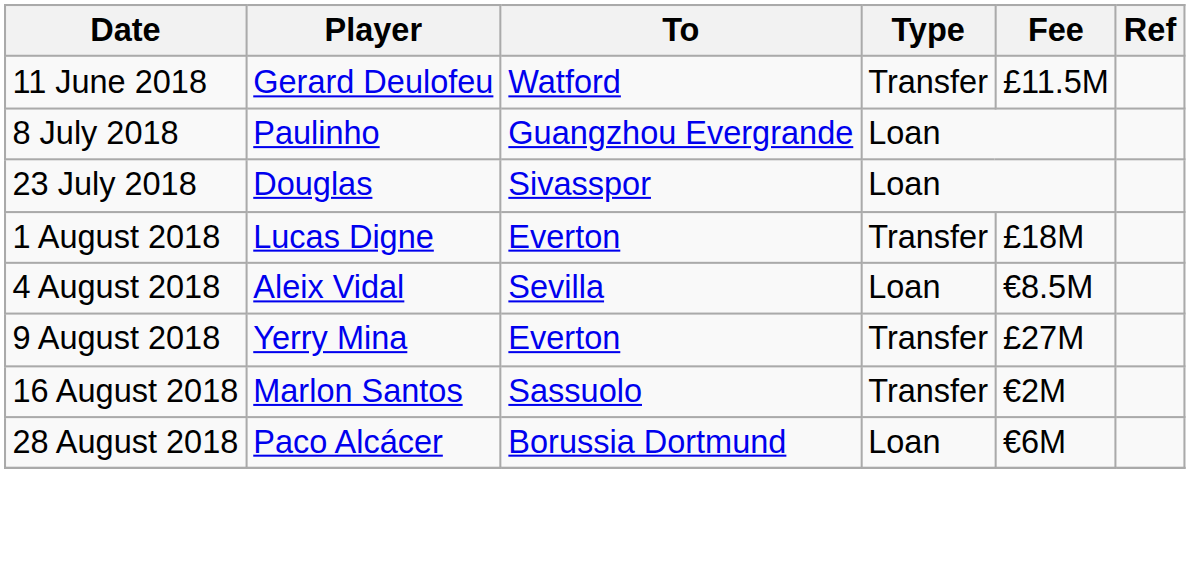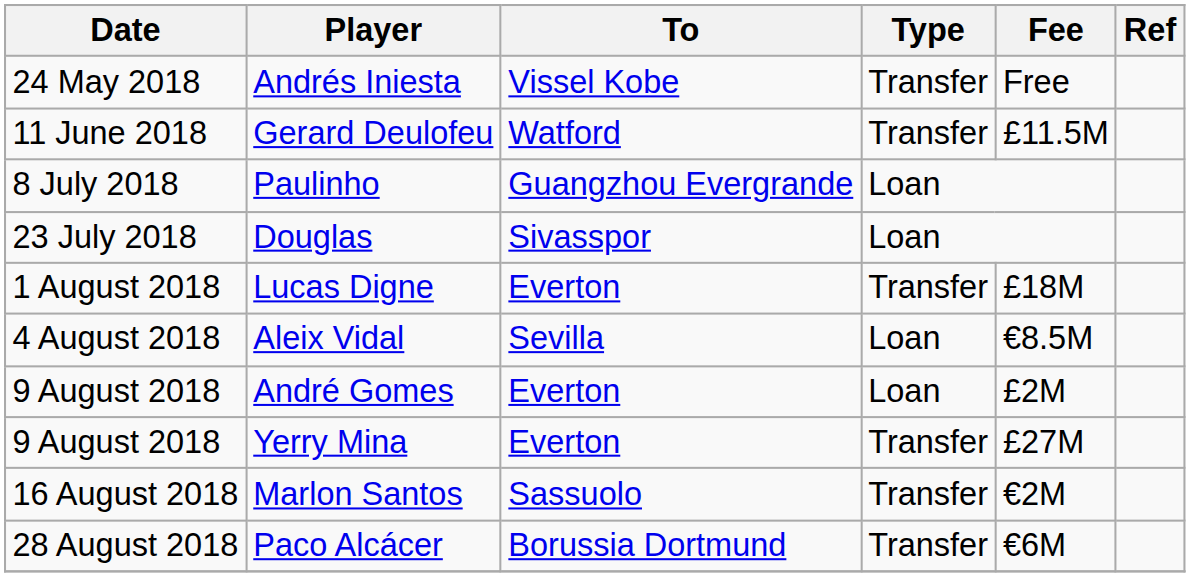+ row: (357, 81)
+ row: (353, 390)
(904, 442) Loan -> (928, 545) Transfer
